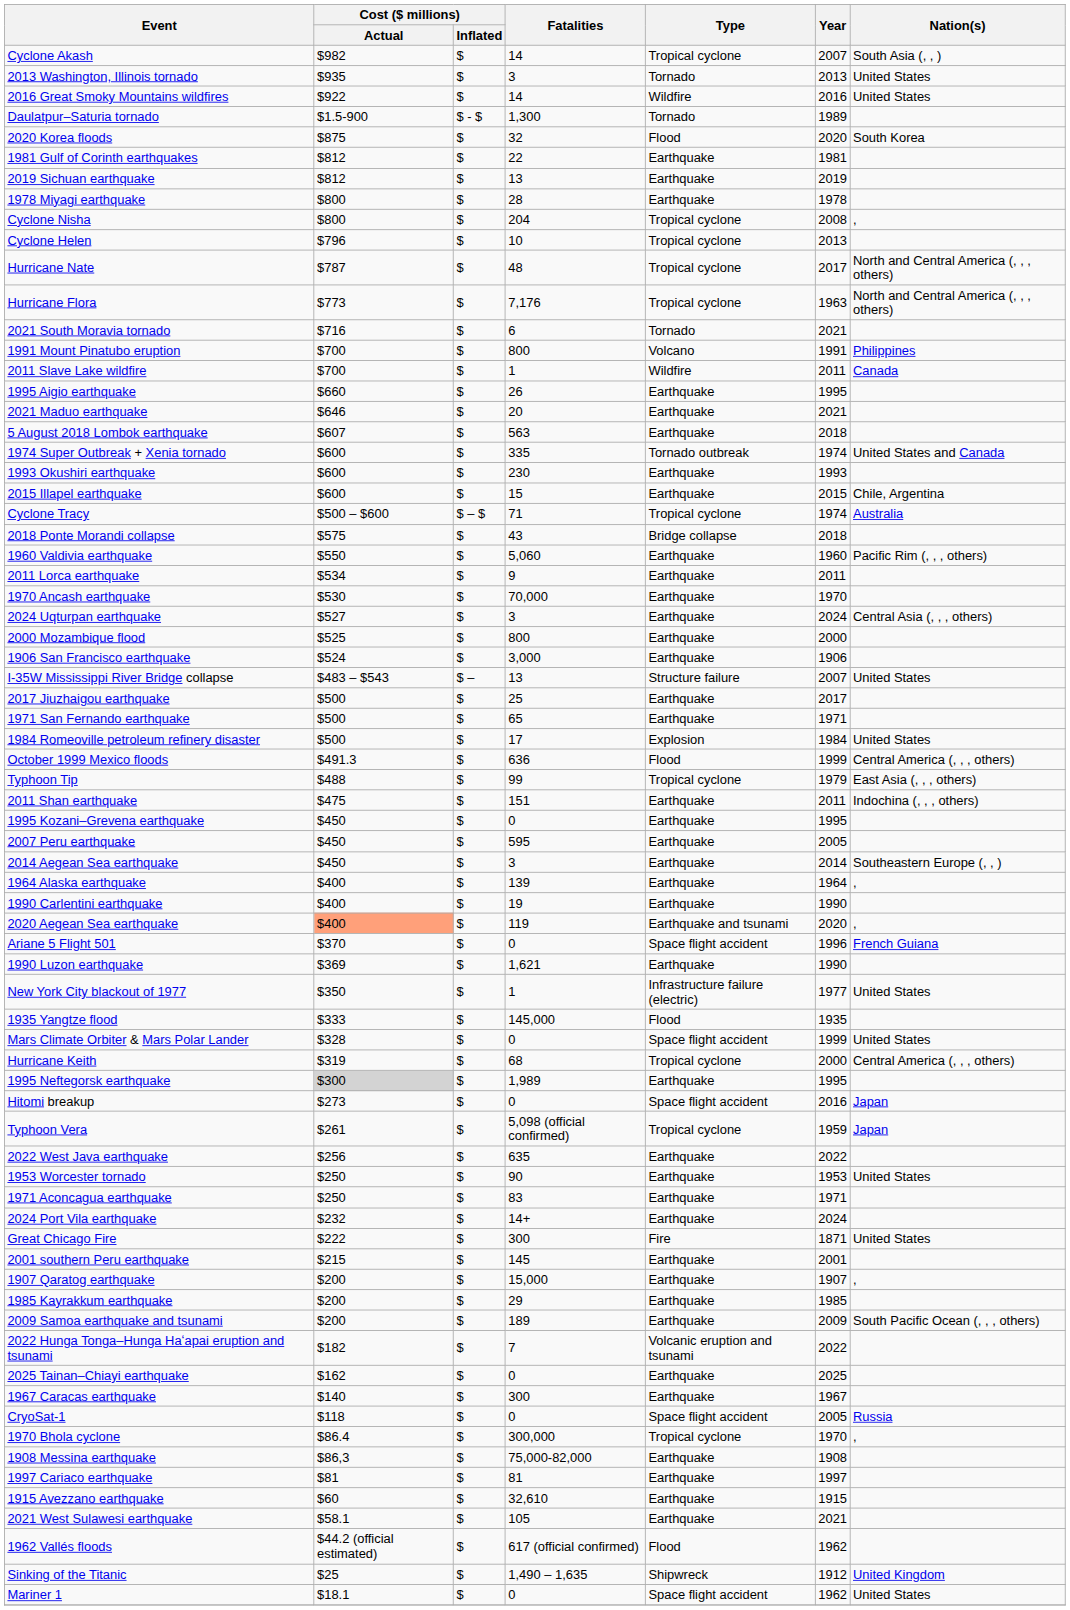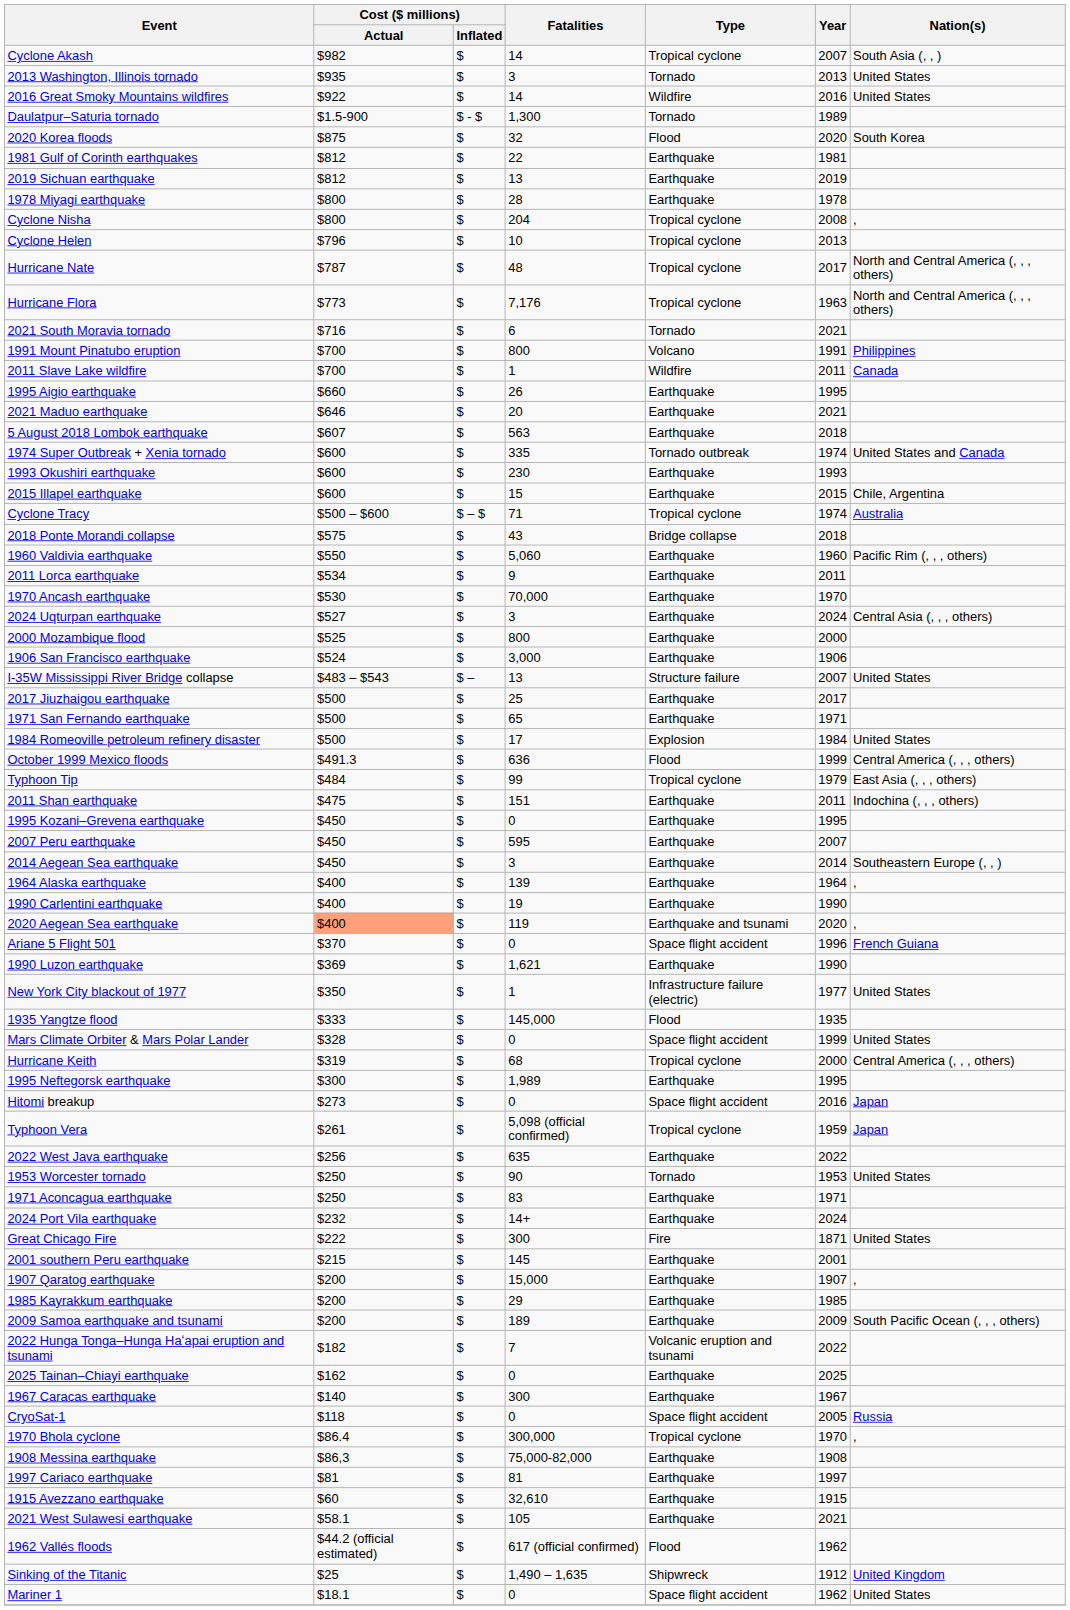(331, 780) $488 -> (331, 780) $484
(833, 841) 2005 -> (833, 841) 2007
(331, 1081) lightgrey background -> (331, 1081) no background
(681, 1177) Earthquake -> (672, 1177) Tornado
